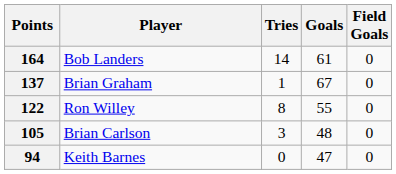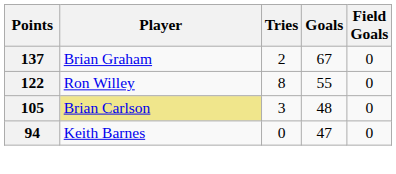- row: (32, 58)
(282, 83) 1 -> (282, 58) 2
(107, 132) no background -> (107, 108) khaki background
